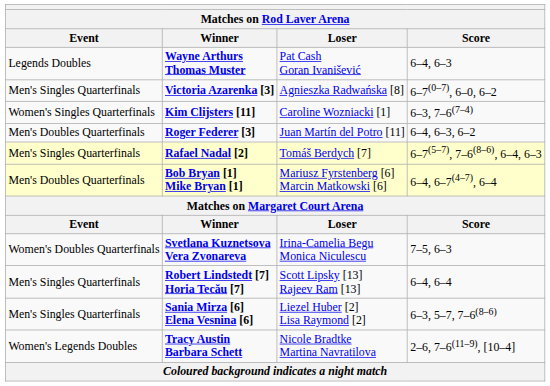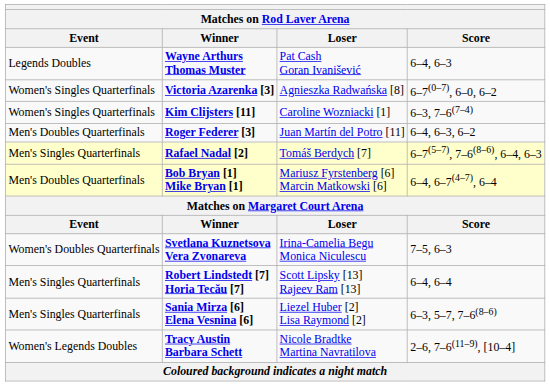(74, 90) Men's Singles Quarterfinals -> (82, 90) Women's Singles Quarterfinals
